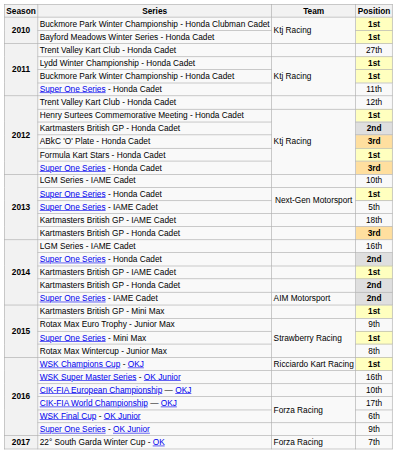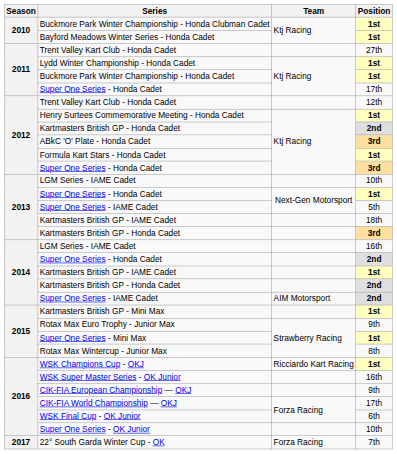(374, 89) 11th -> (374, 89) 17th
(374, 390) 10th -> (374, 390) 9th
(374, 429) 9th -> (374, 429) 10th
